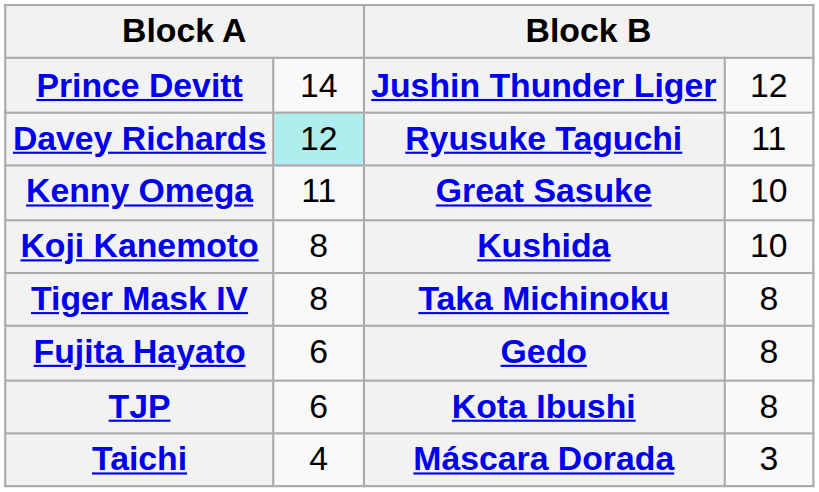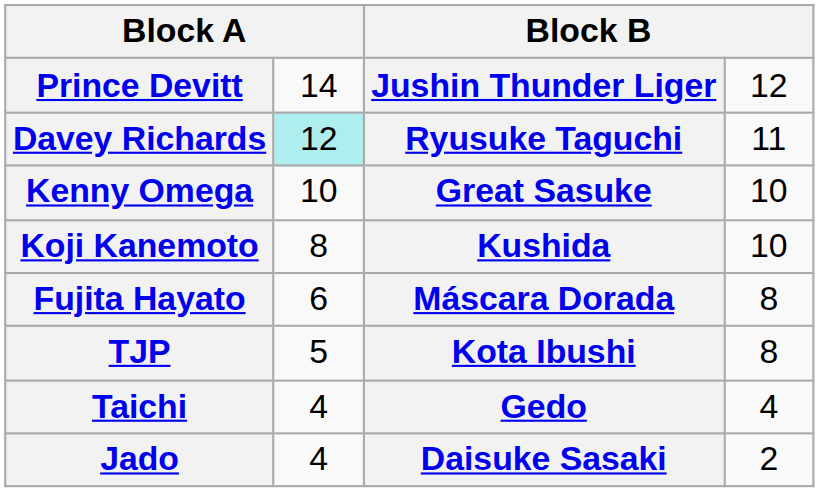(319, 191) 11 -> (319, 191) 10
- row: (140, 298)
(544, 352) Gedo -> (544, 298) Máscara Dorada
(319, 406) 6 -> (319, 352) 5
(544, 459) Máscara Dorada -> (544, 406) Gedo
(769, 459) 3 -> (769, 406) 4
+ row: (140, 459)
